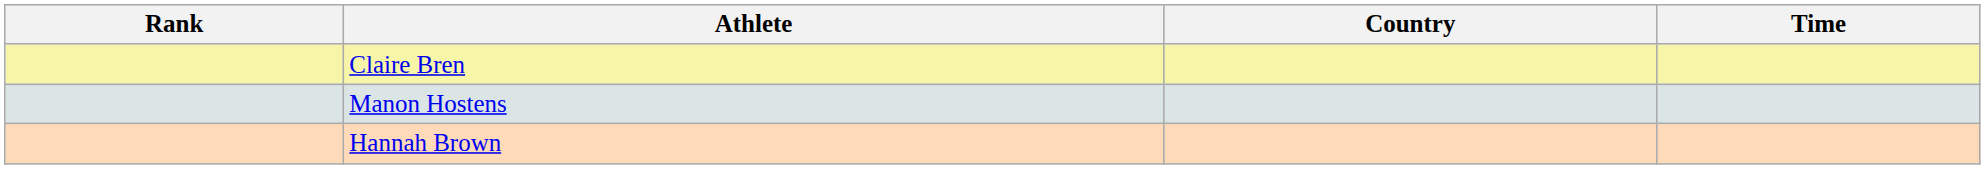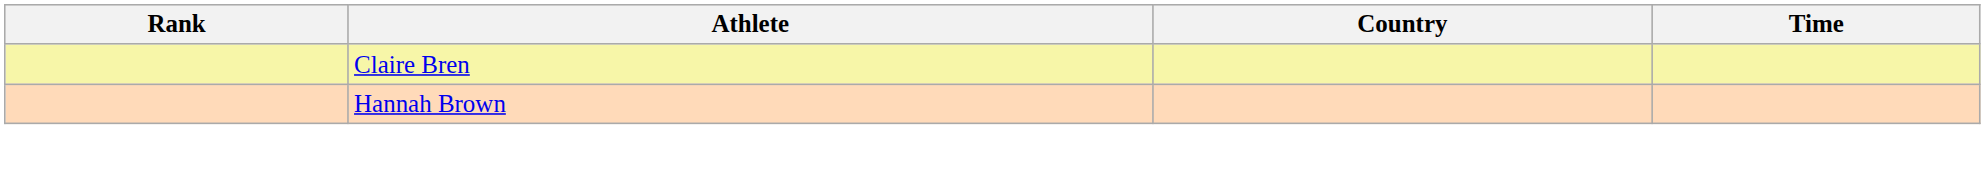- row: (428, 103)
